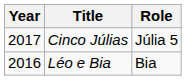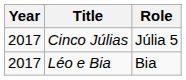(24, 63) 2016 -> (24, 63) 2017
